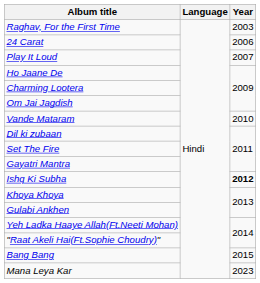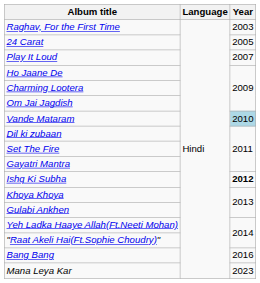(243, 42) 2006 -> (243, 42) 2005
(243, 118) no background -> (243, 118) lightblue background
(243, 255) 2015 -> (243, 255) 2016
